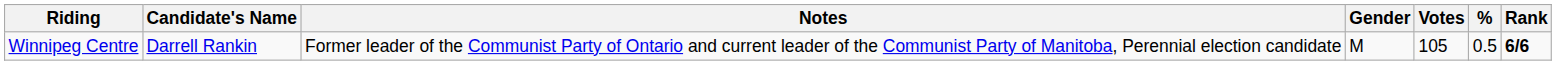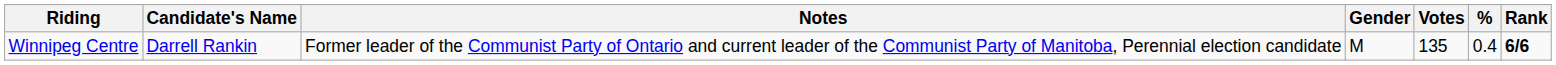(1433, 45) 105 -> (1433, 45) 135
(1485, 45) 0.5 -> (1485, 45) 0.4
